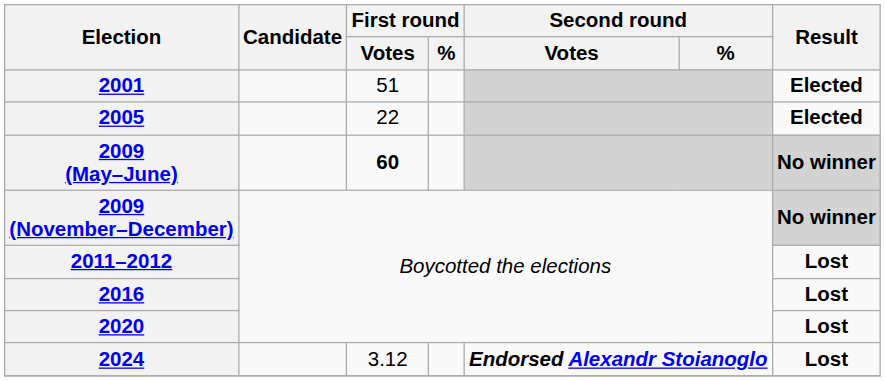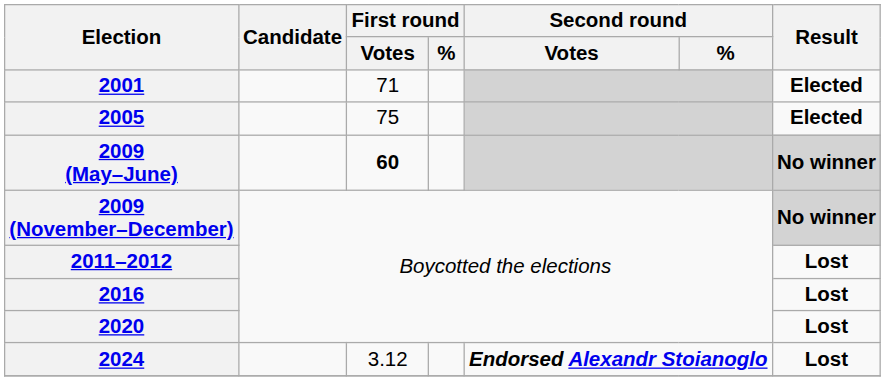(388, 85) 51 -> (388, 85) 71
(388, 118) 22 -> (388, 118) 75
